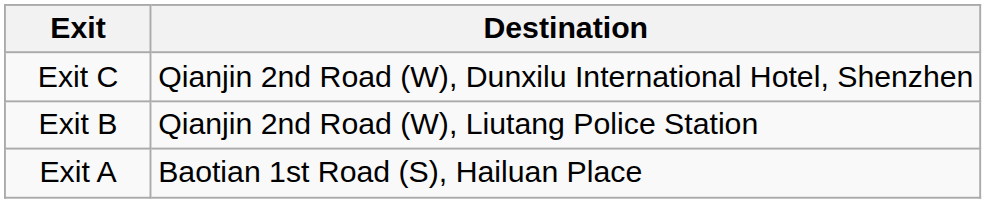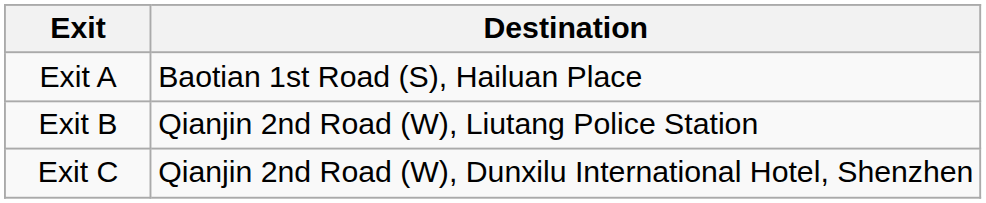rows swapped: (78, 172) <-> (78, 76)
